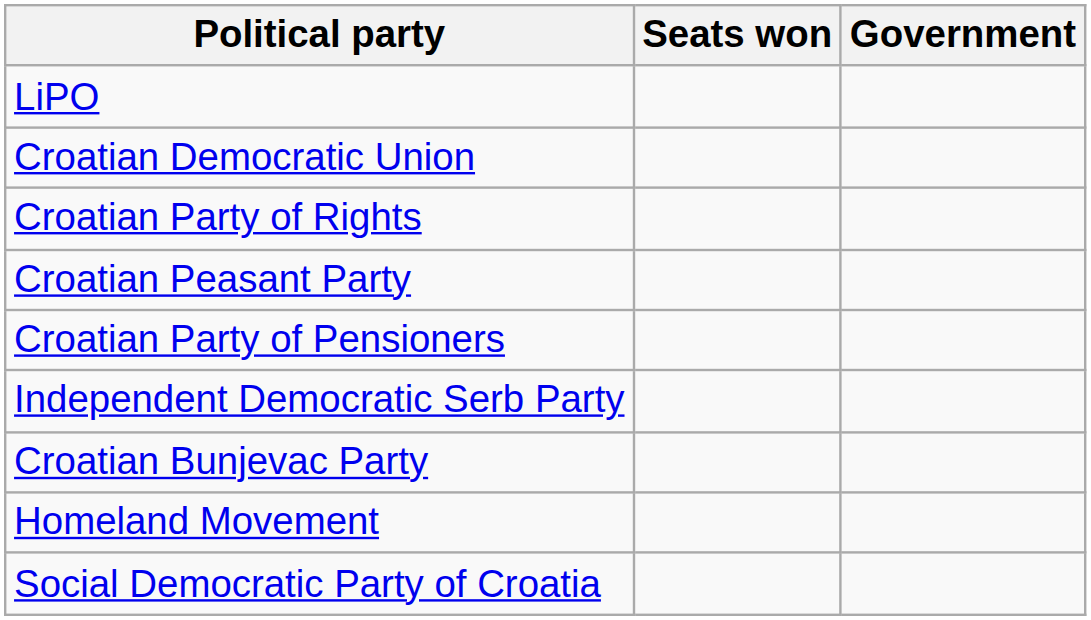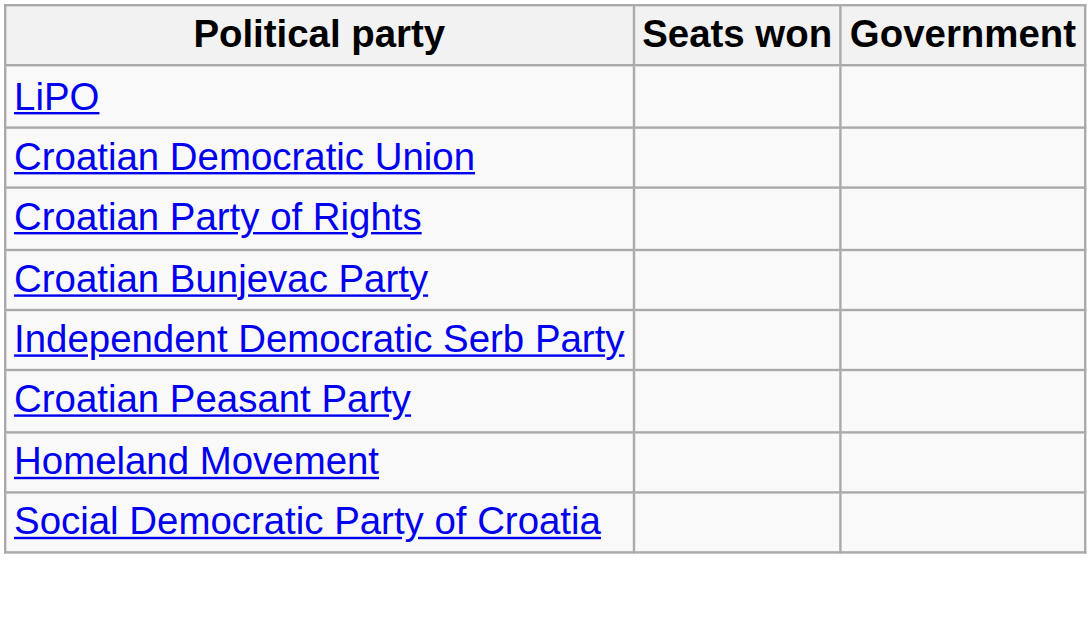rows swapped: (213, 278) <-> (221, 461)
- row: (260, 339)
